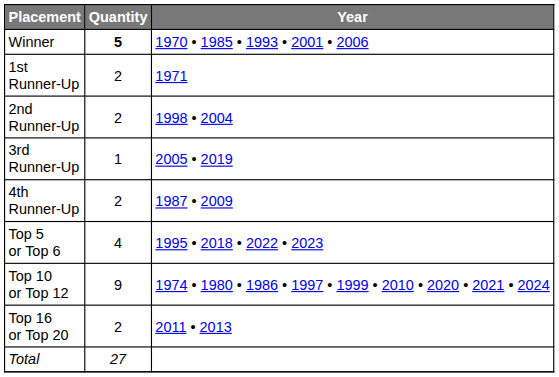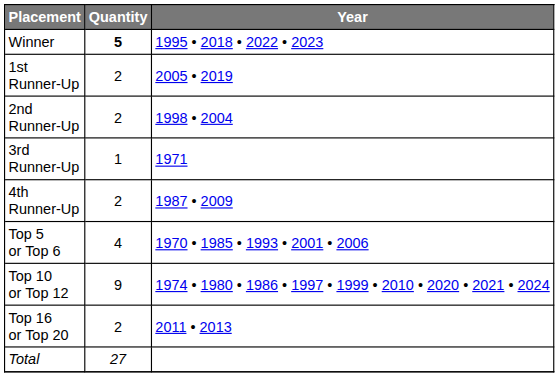(262, 42) 1970 • 1985 • 1993 • 2001 • 2006 -> (239, 42) 1995 • 2018 • 2022 • 2023
(171, 75) 1971 -> (194, 75) 2005 • 2019
(194, 159) 2005 • 2019 -> (171, 159) 1971
(239, 242) 1995 • 2018 • 2022 • 2023 -> (262, 242) 1970 • 1985 • 1993 • 2001 • 2006
